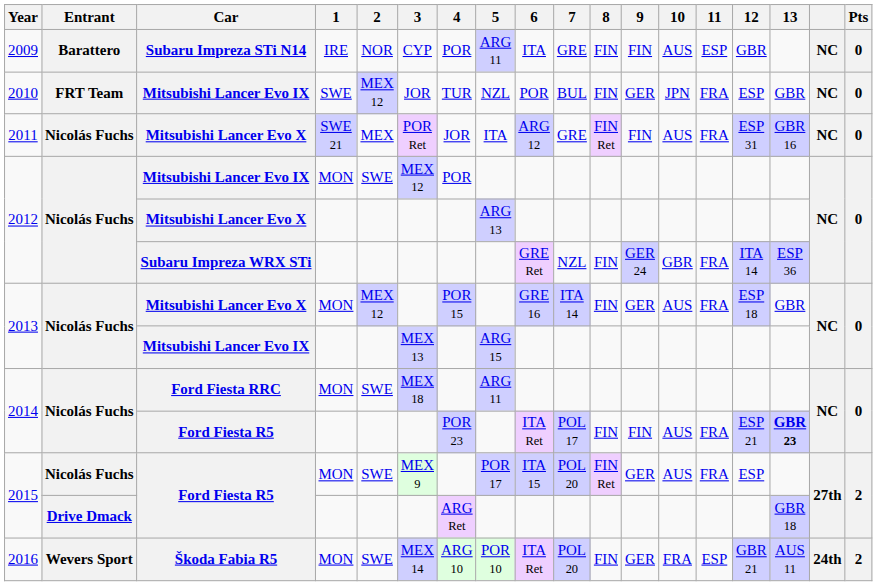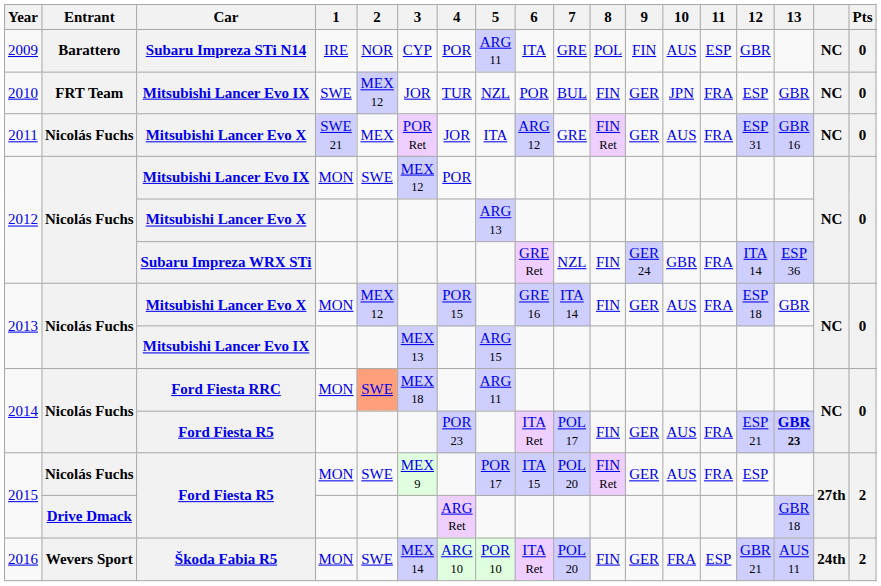(606, 50) FIN -> (608, 50) POL
(640, 135) FIN -> (644, 135) GER
(377, 389) no background -> (377, 389) lightsalmon background
(640, 432) FIN -> (644, 432) GER
